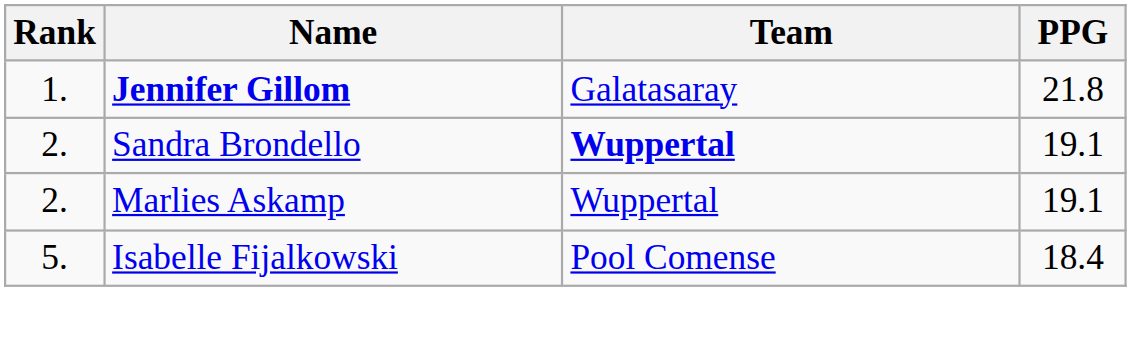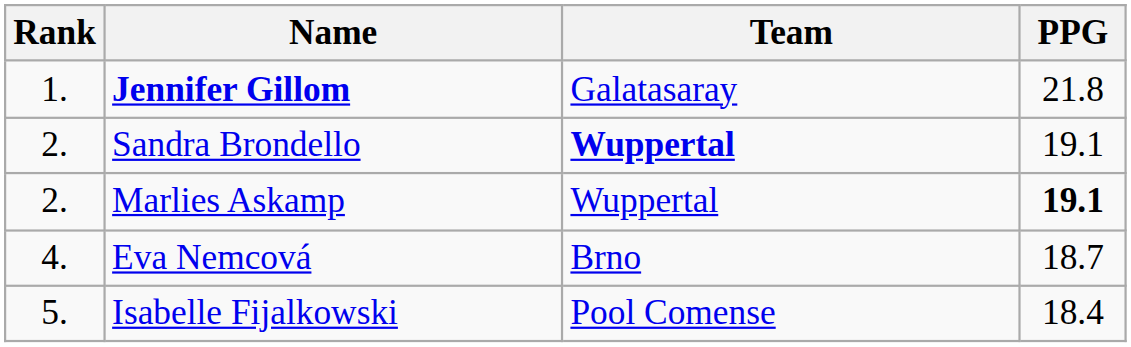(1073, 200) normal -> (1073, 200) bold
+ row: (212, 256)
